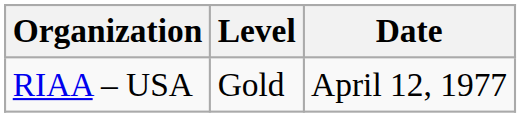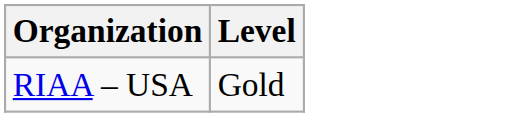- column: (409, 31)
